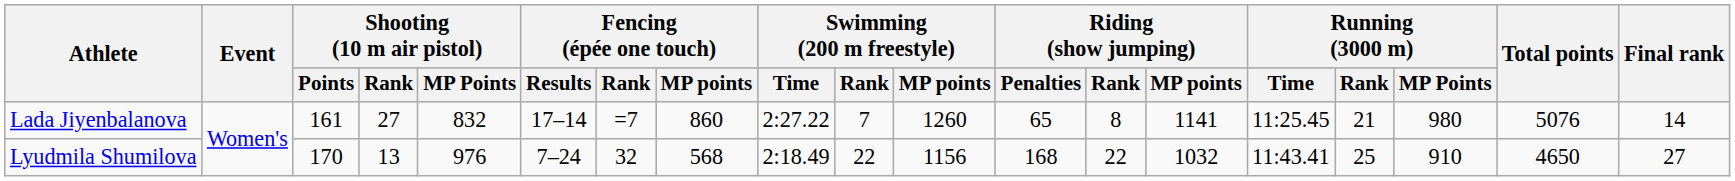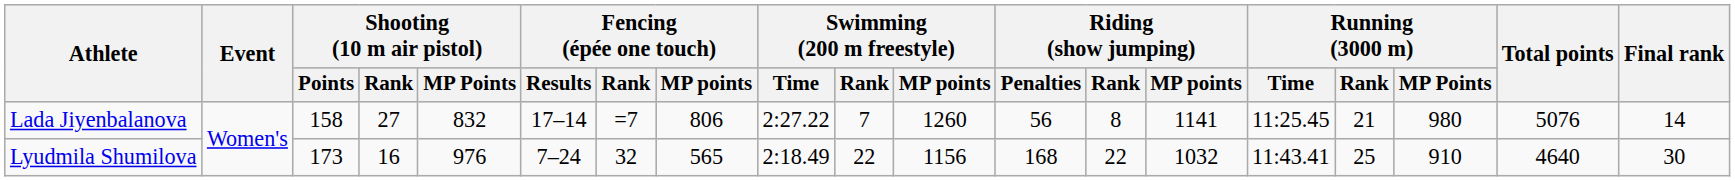(326, 120) 161 -> (326, 120) 158
(706, 120) 860 -> (706, 120) 806
(1041, 120) 65 -> (1041, 120) 56
(326, 157) 170 -> (326, 157) 173
(389, 157) 13 -> (389, 157) 16
(706, 157) 568 -> (706, 157) 565
(1558, 157) 4650 -> (1558, 157) 4640
(1674, 157) 27 -> (1674, 157) 30
